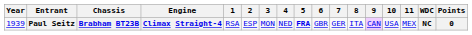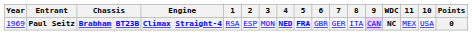columns swapped: (392, 11) <-> (427, 11)
(15, 23) 1939 -> (15, 23) 1969
(286, 23) normal -> (286, 23) bold
